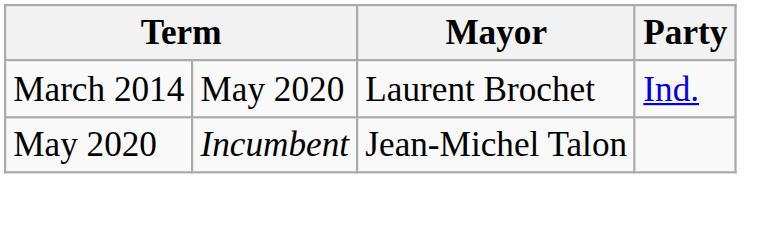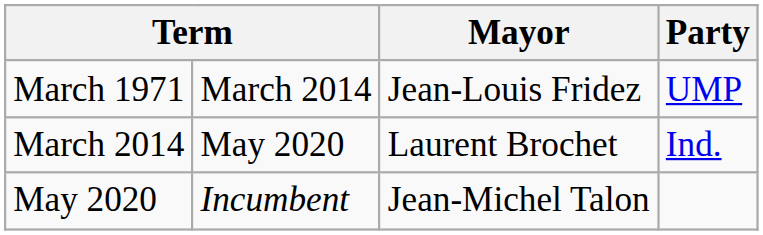+ row: (99, 88)
